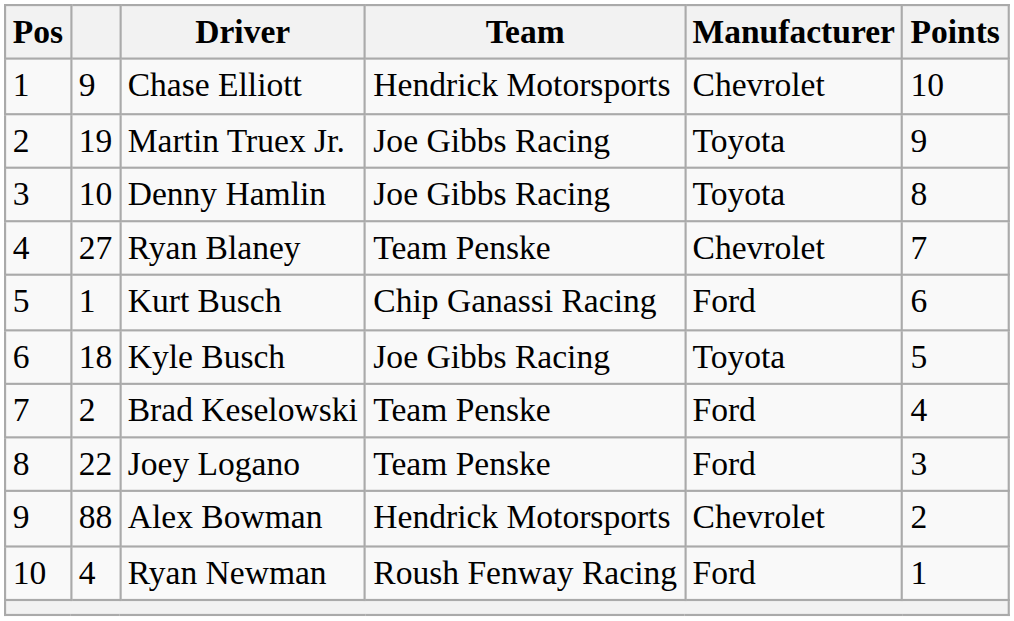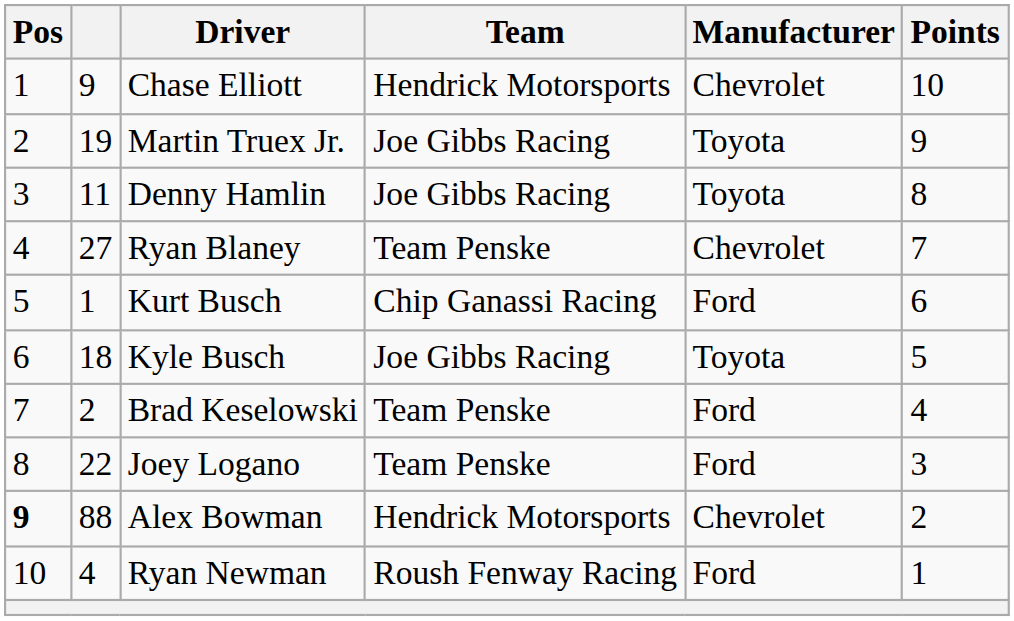(95, 193) 10 -> (95, 193) 11
(21, 517) normal -> (21, 517) bold
